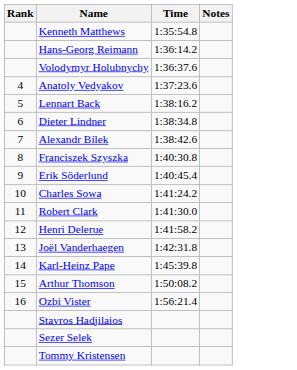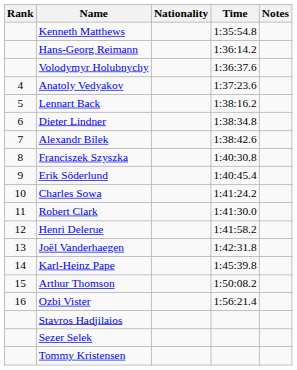+ column: (181, 13)
